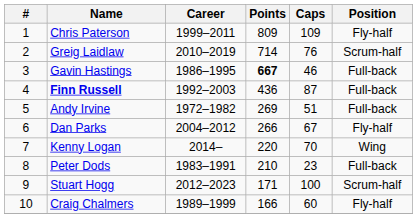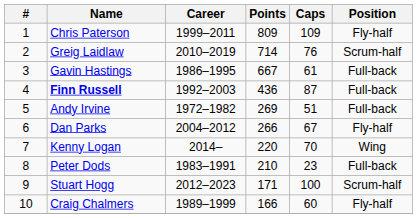(267, 71) bold -> (267, 71) normal
(311, 71) 46 -> (311, 71) 61
